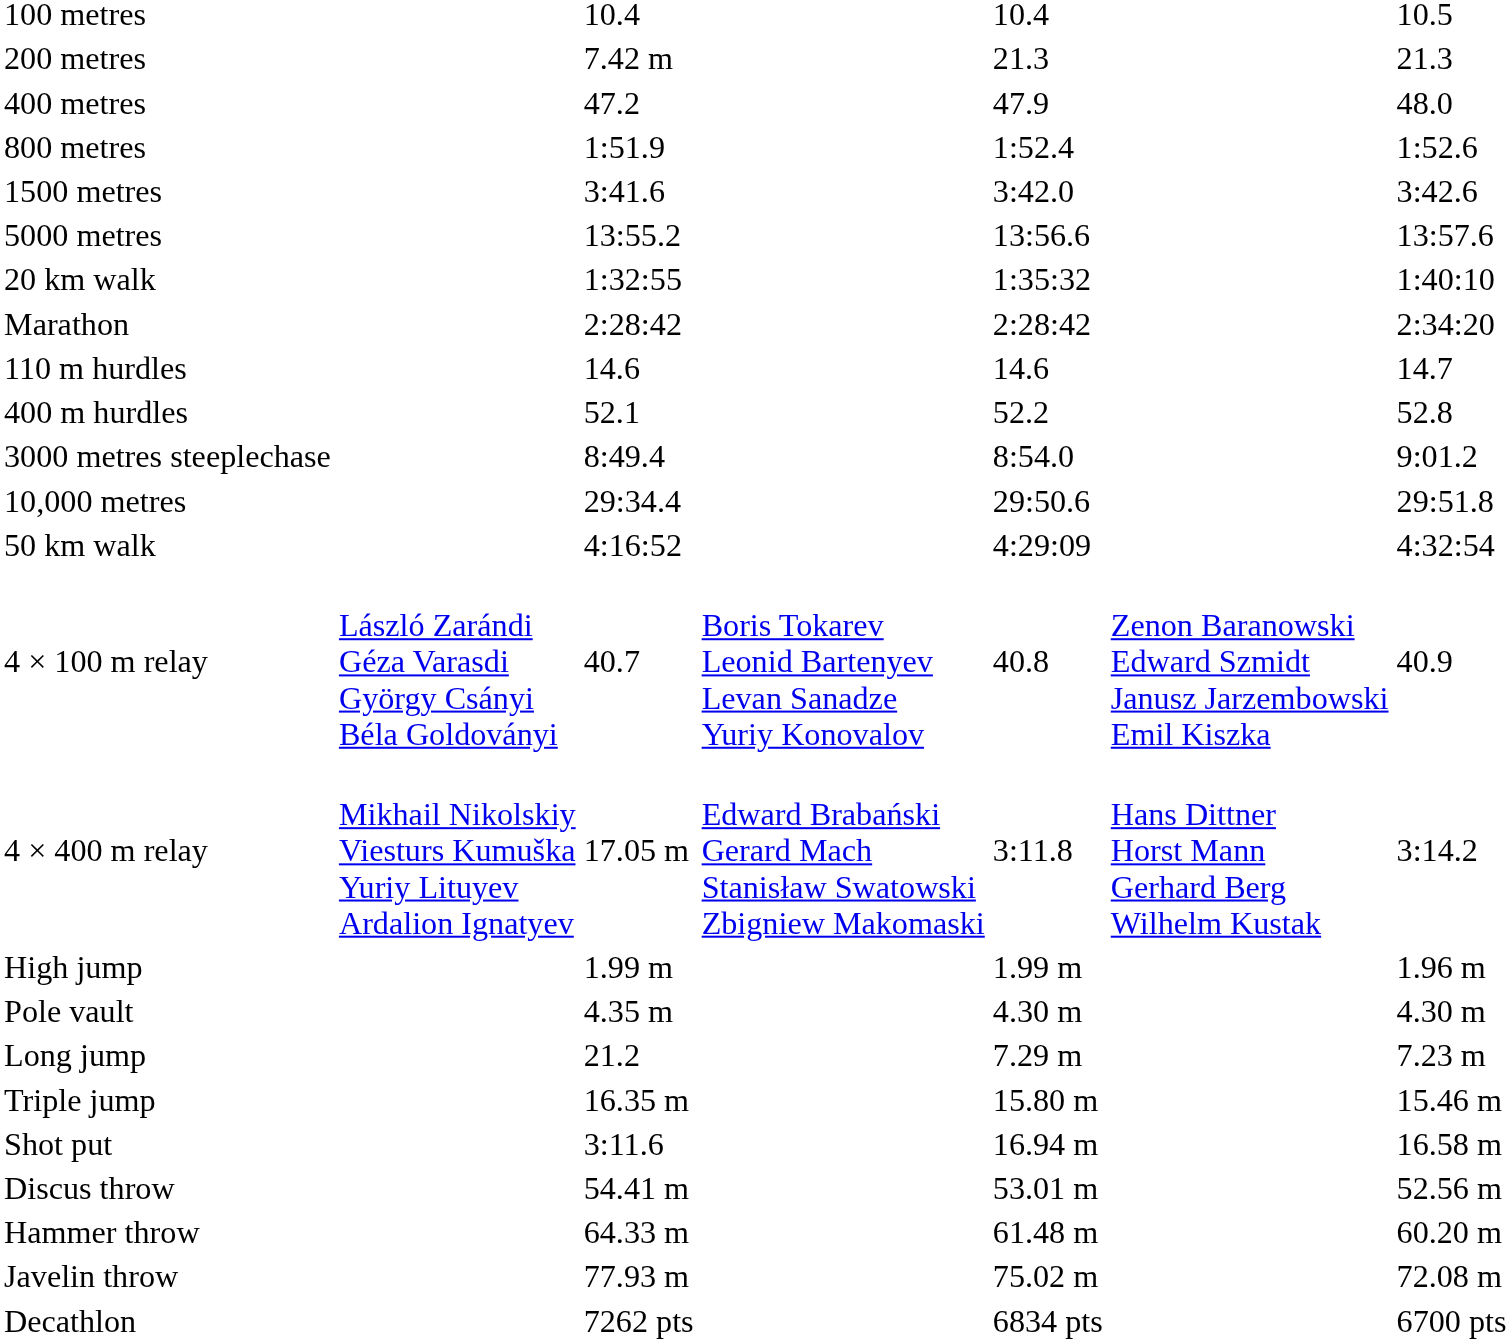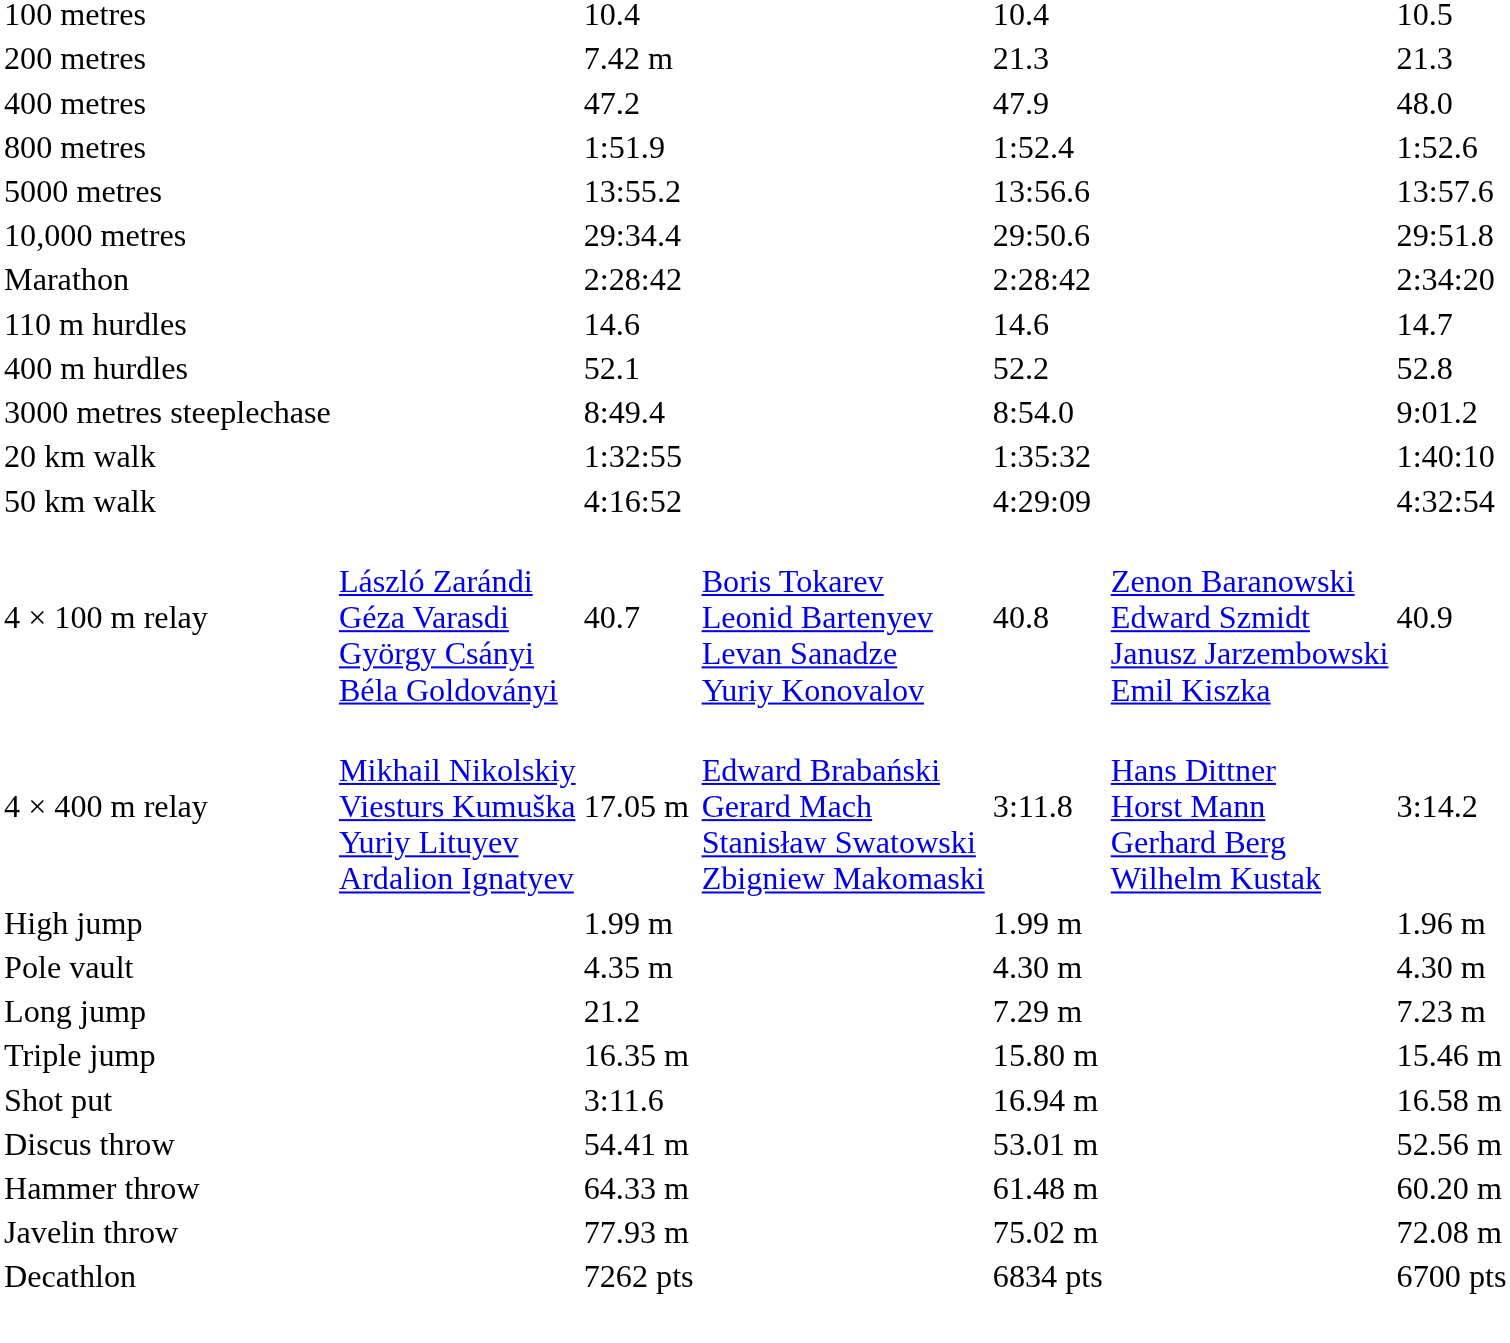- row: (83, 191)
rows swapped: (95, 501) <-> (80, 279)
